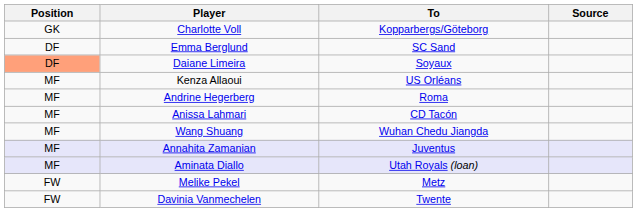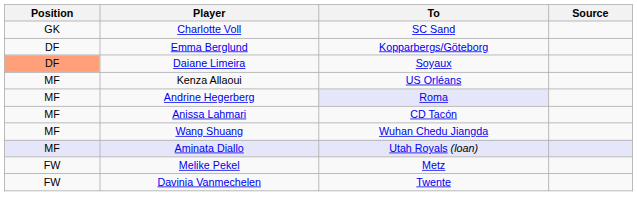(434, 29) Kopparbergs/Göteborg -> (434, 29) SC Sand
(434, 46) SC Sand -> (434, 46) Kopparbergs/Göteborg
(434, 97) no background -> (434, 97) lavender background
- row: (209, 148)
